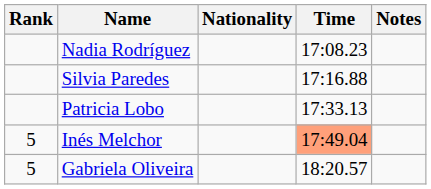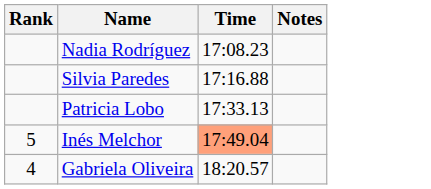- column: (247, 19)
(31, 169) 5 -> (31, 169) 4
